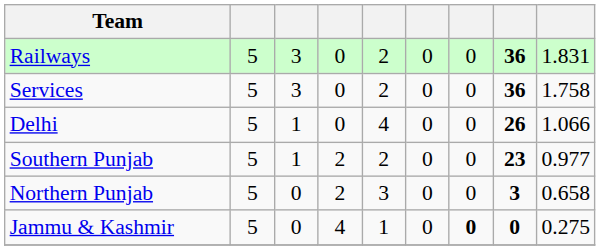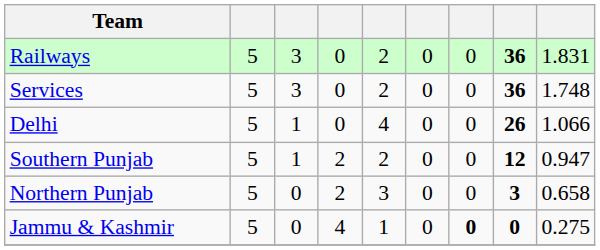(566, 90) 1.758 -> (566, 90) 1.748
(515, 158) 23 -> (515, 158) 12
(566, 158) 0.977 -> (566, 158) 0.947
